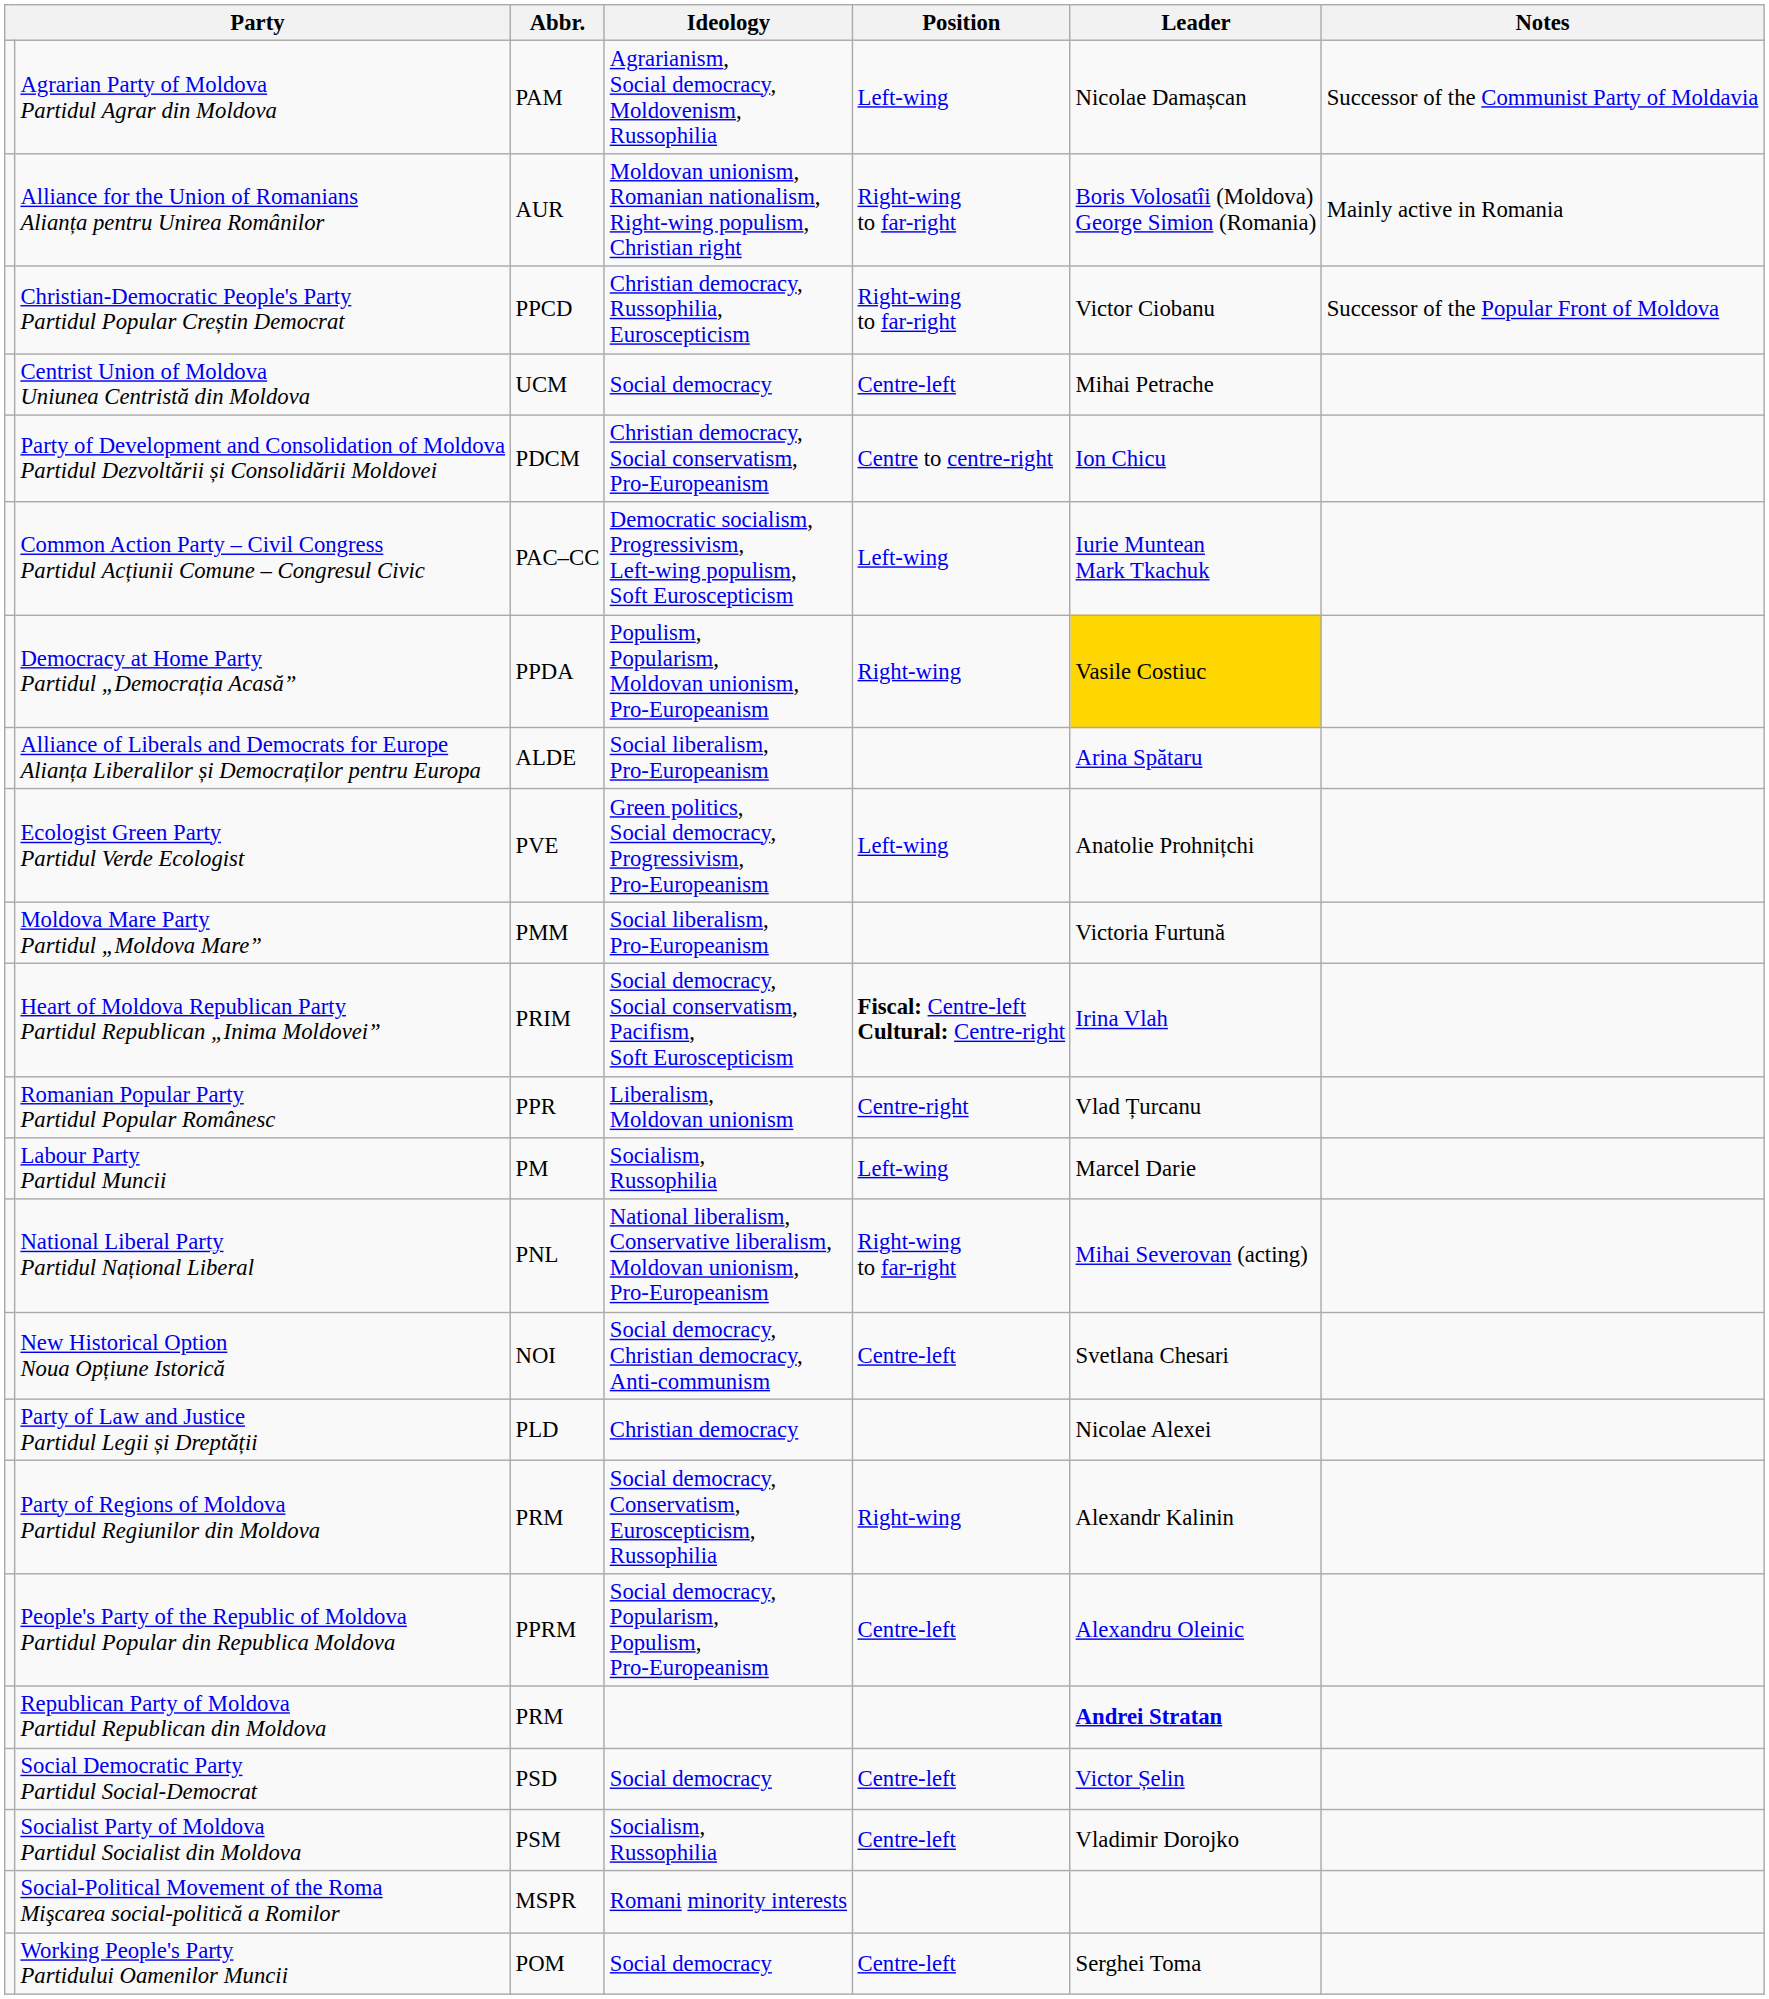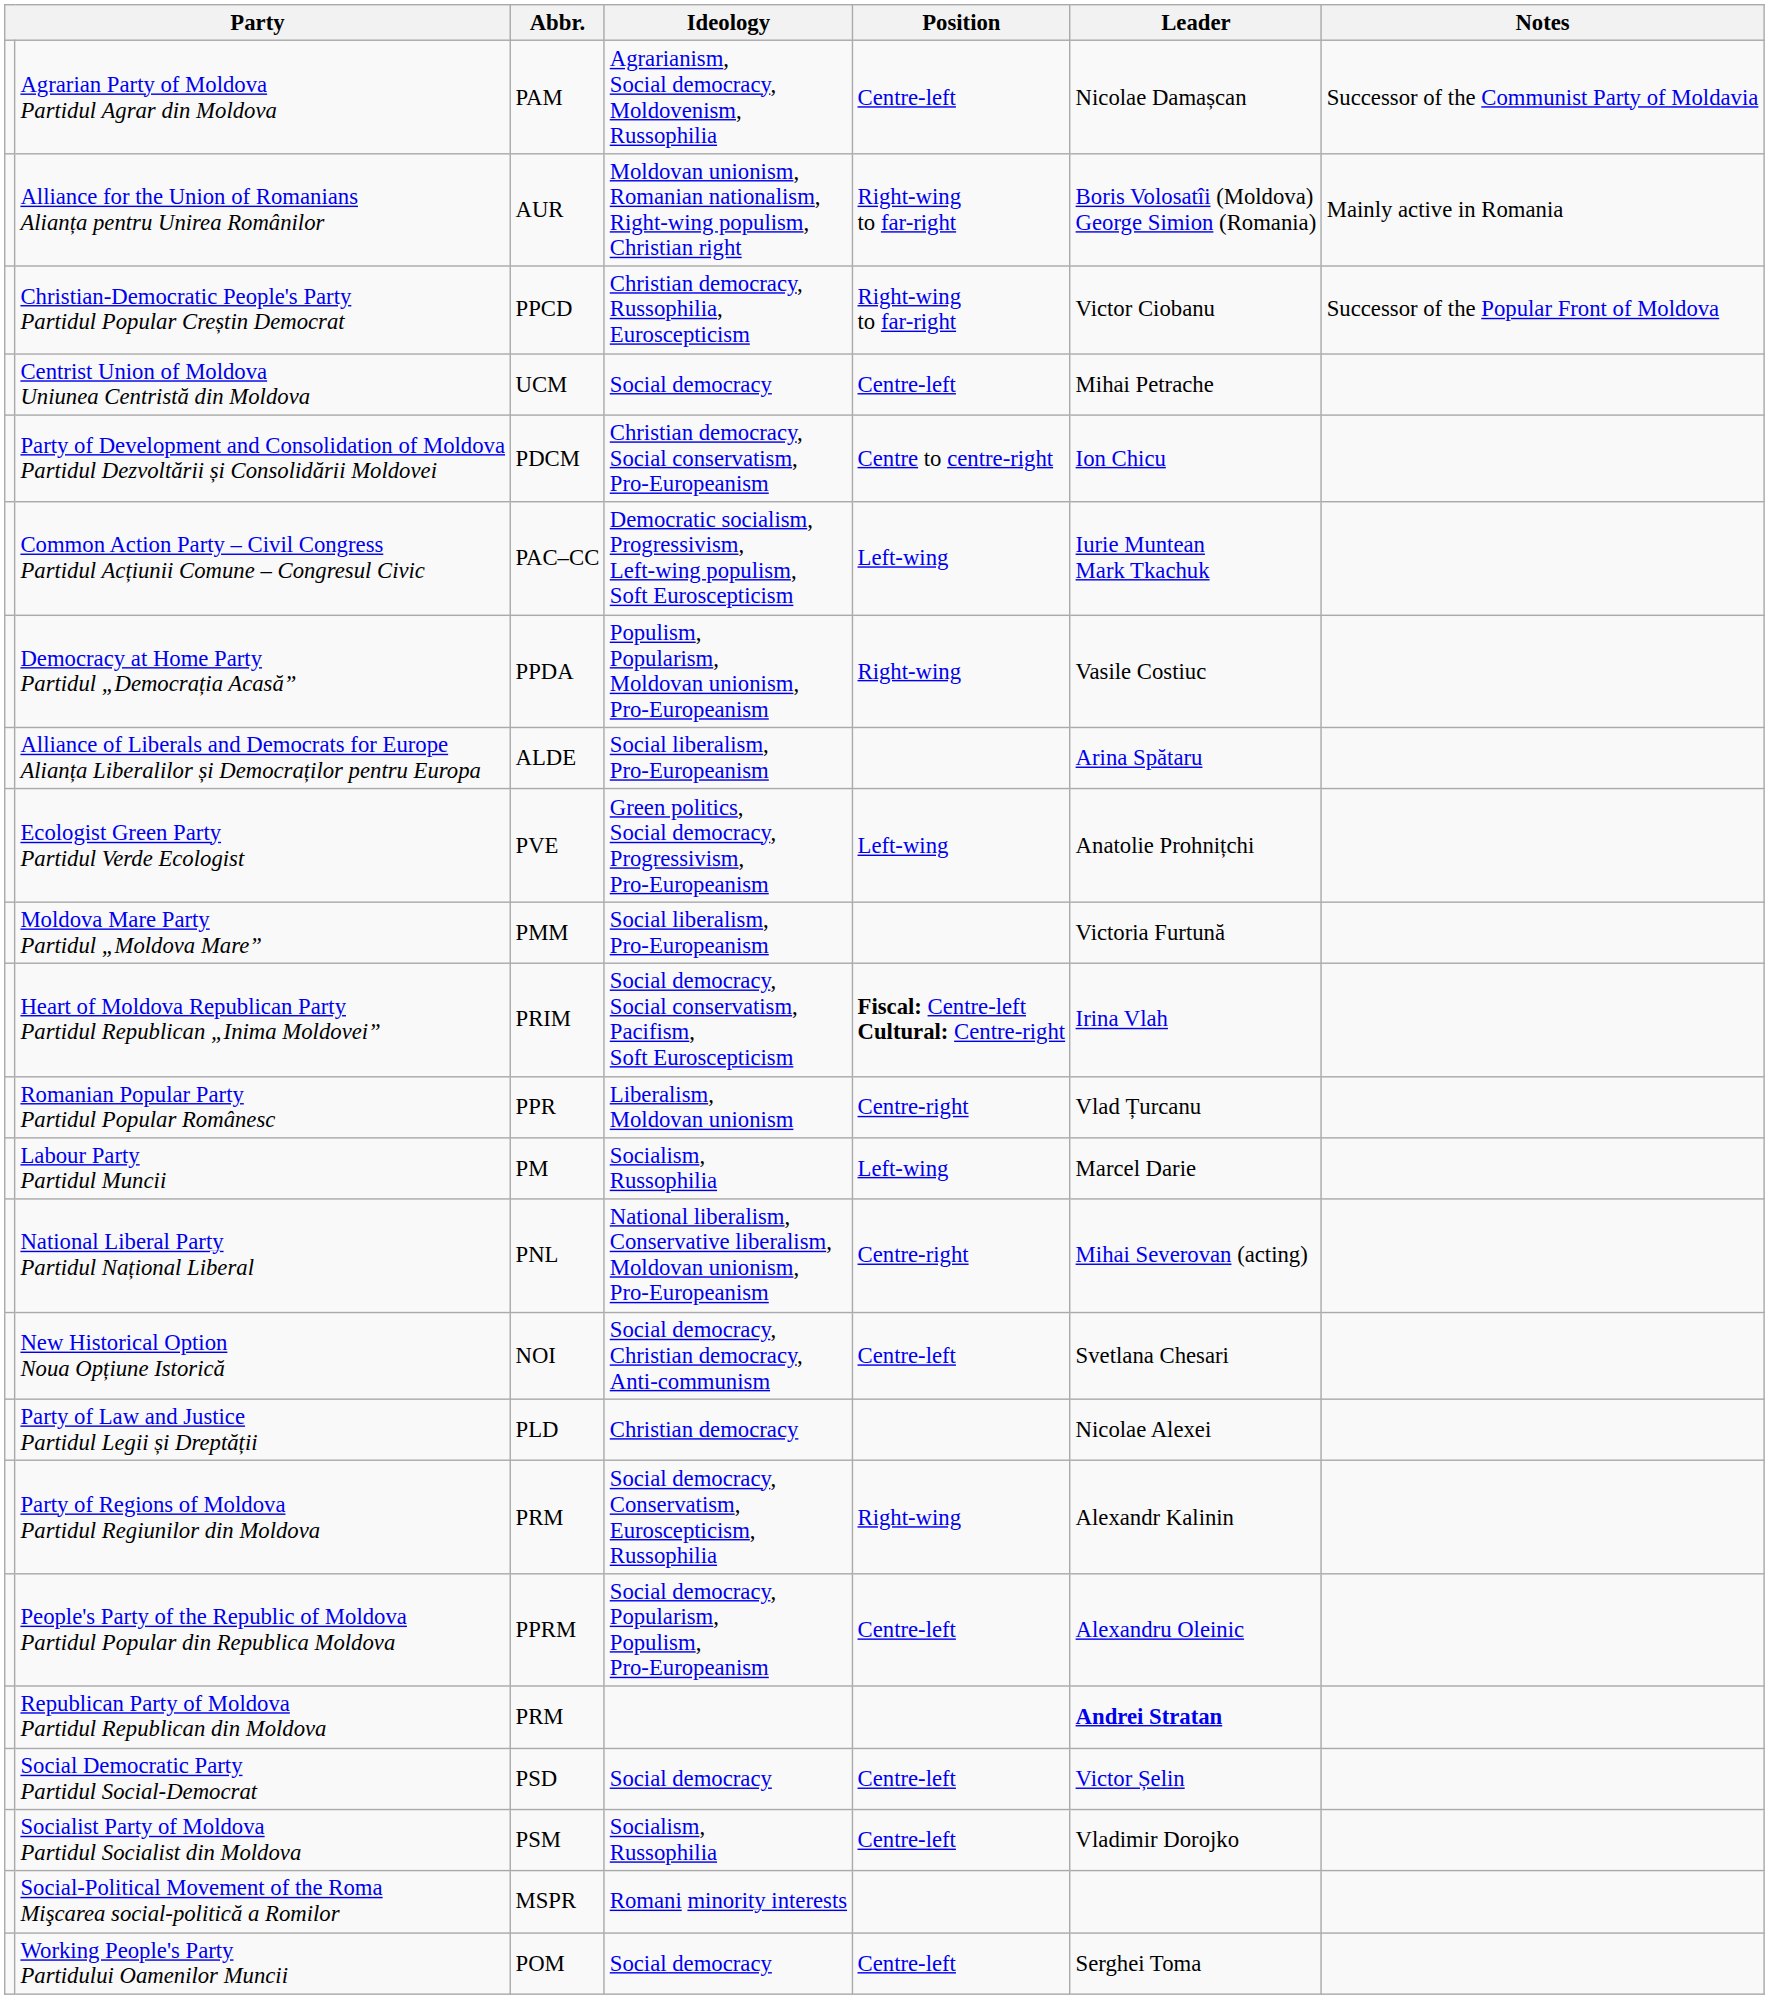(903, 96) Left-wing -> (907, 96) Centre-left
(1141, 670) gold background -> (1141, 670) no background
(909, 1255) Right-wing to far-right -> (913, 1255) Centre-right
